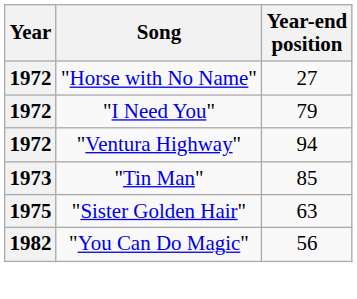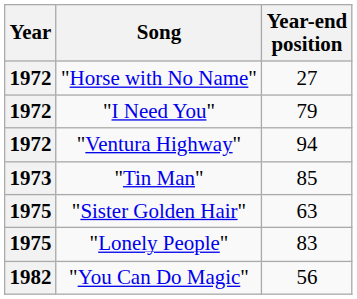+ row: (159, 244)
